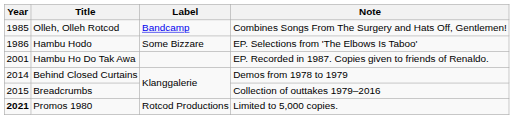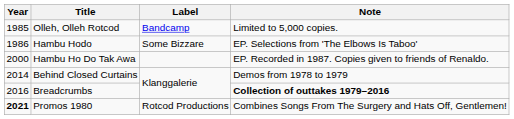(370, 28) Combines Songs From The Surgery and Hats Off, Gentlemen! -> (286, 28) Limited to 5,000 copies.
(18, 59) 2001 -> (18, 59) 2000
(18, 91) 2015 -> (18, 91) 2016
(307, 91) normal -> (311, 91) bold
(286, 106) Limited to 5,000 copies. -> (370, 106) Combines Songs From The Surgery and Hats Off, Gentlemen!
